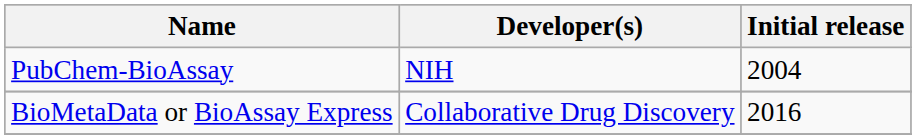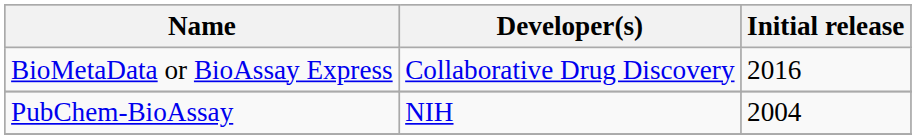rows swapped: (202, 112) <-> (122, 69)
